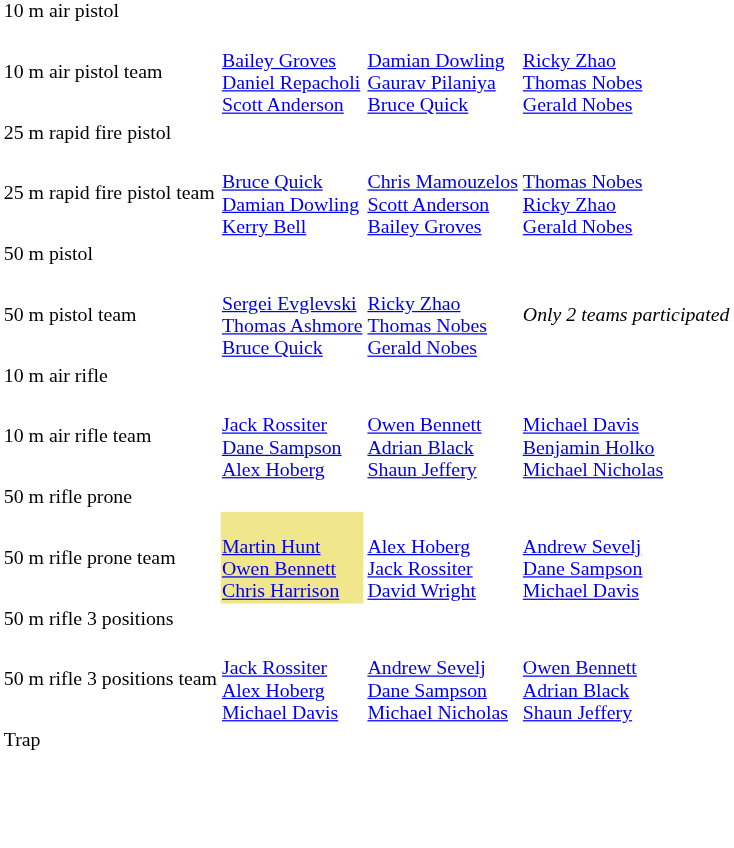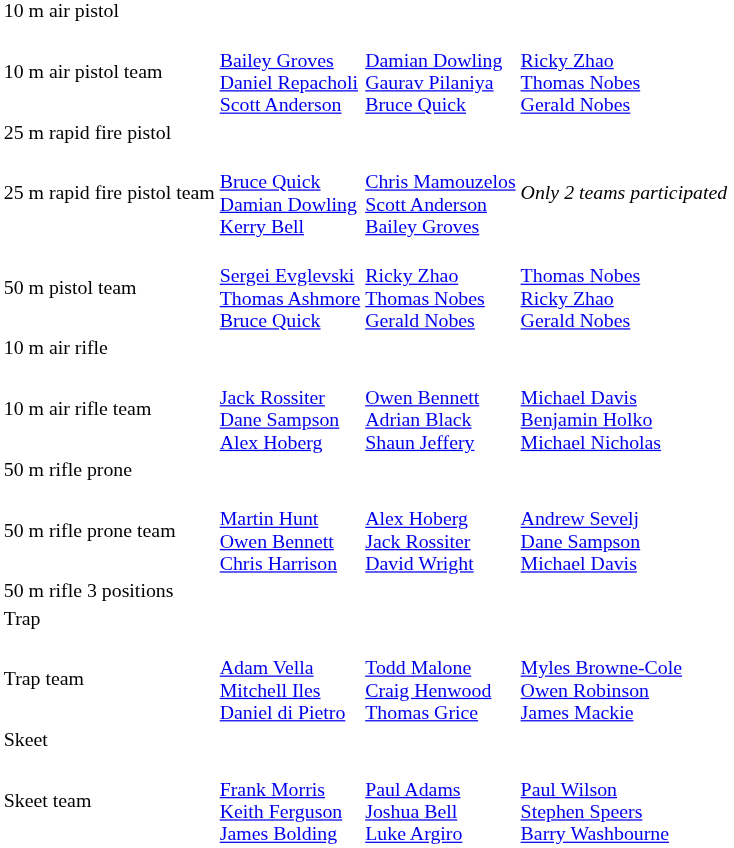(583, 204) Thomas Nobes Ricky Zhao Gerald Nobes -> (624, 193) Only 2 teams participated
- row: (48, 253)
(626, 314) Only 2 teams participated -> (580, 298) Thomas Nobes Ricky Zhao Gerald Nobes
(281, 568) khaki background -> (278, 541) no background
- row: (110, 679)
+ row: (44, 679)
+ row: (26, 739)
+ row: (48, 800)
